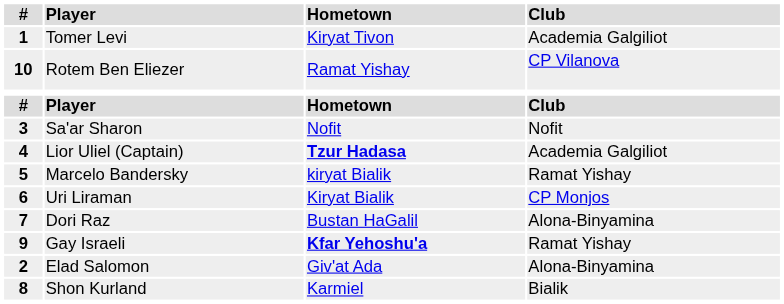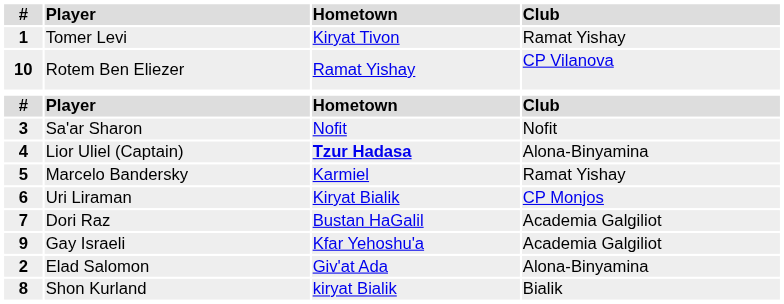(598, 37) Academia Galgiliot -> (574, 37) Ramat Yishay
(598, 151) Academia Galgiliot -> (586, 151) Alona-Binyamina
(349, 174) kiryat Bialik -> (341, 174) Karmiel
(591, 220) Alona-Binyamina -> (592, 220) Academia Galgiliot
(367, 243) bold -> (368, 243) normal
(580, 243) Ramat Yishay -> (592, 243) Academia Galgiliot
(335, 289) Karmiel -> (355, 289) kiryat Bialik
